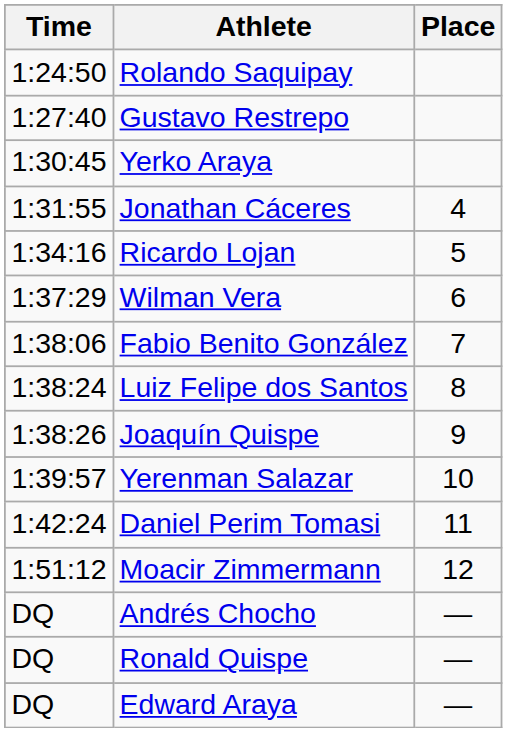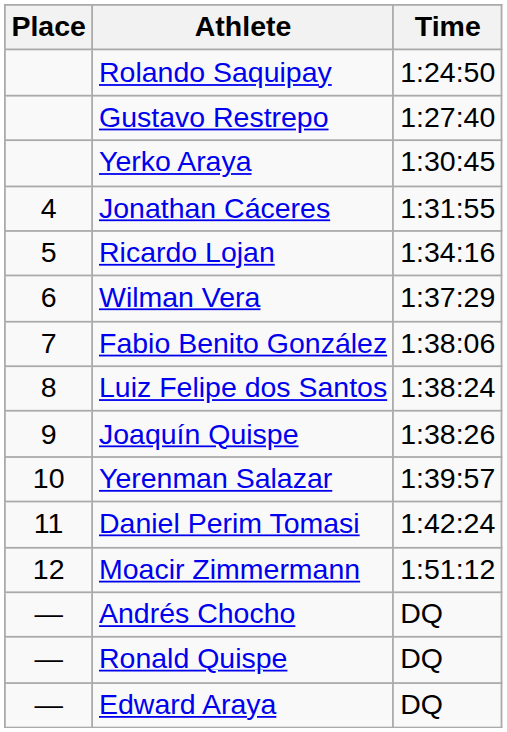columns swapped: (458, 27) <-> (59, 27)
